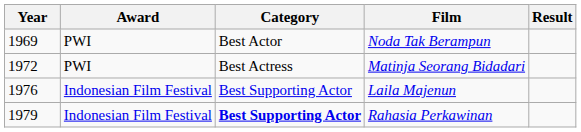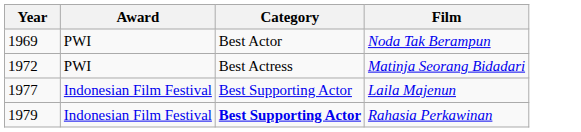- column: (552, 16)
(23, 90) 1976 -> (23, 90) 1977
